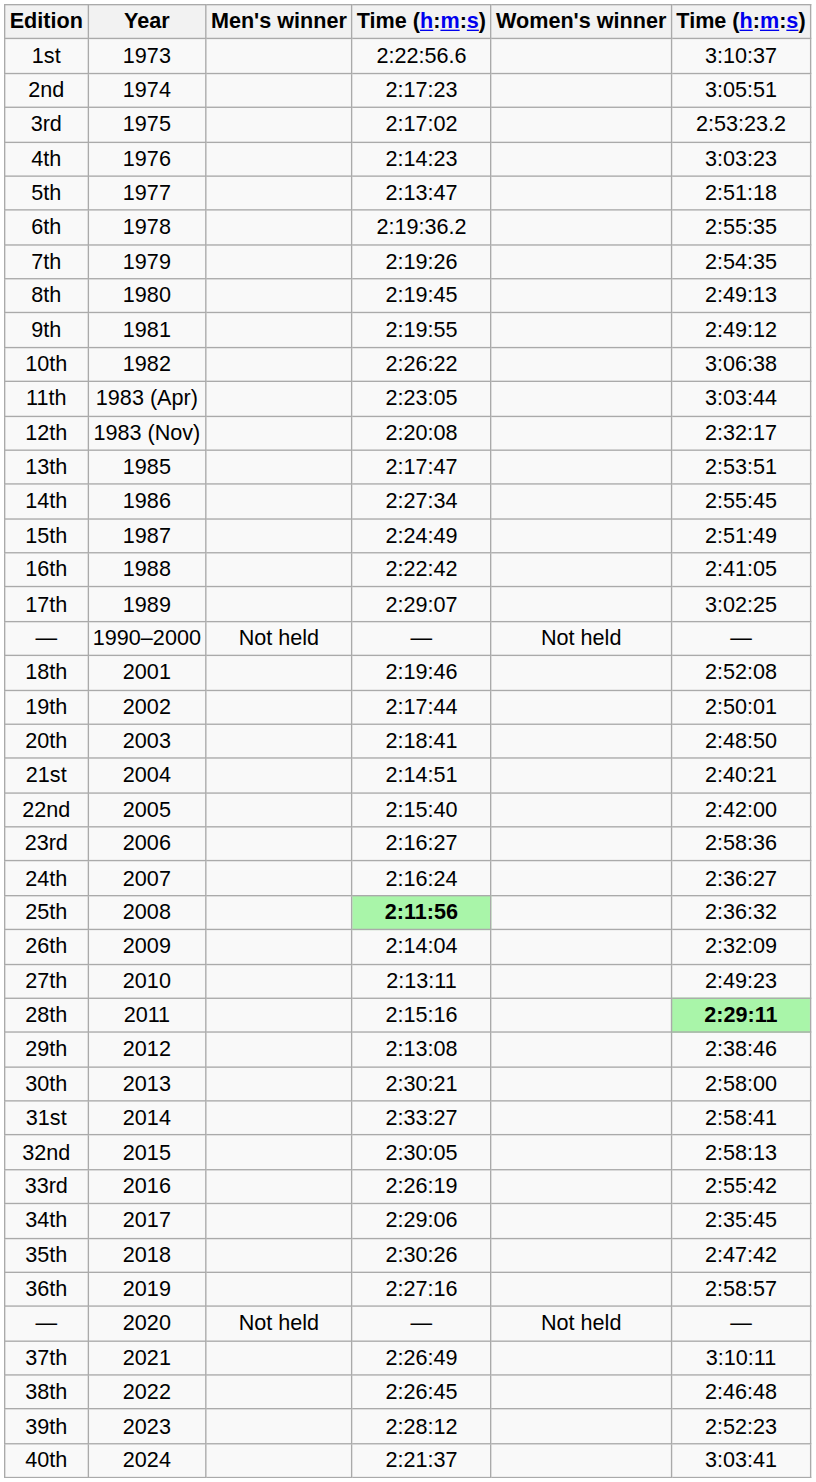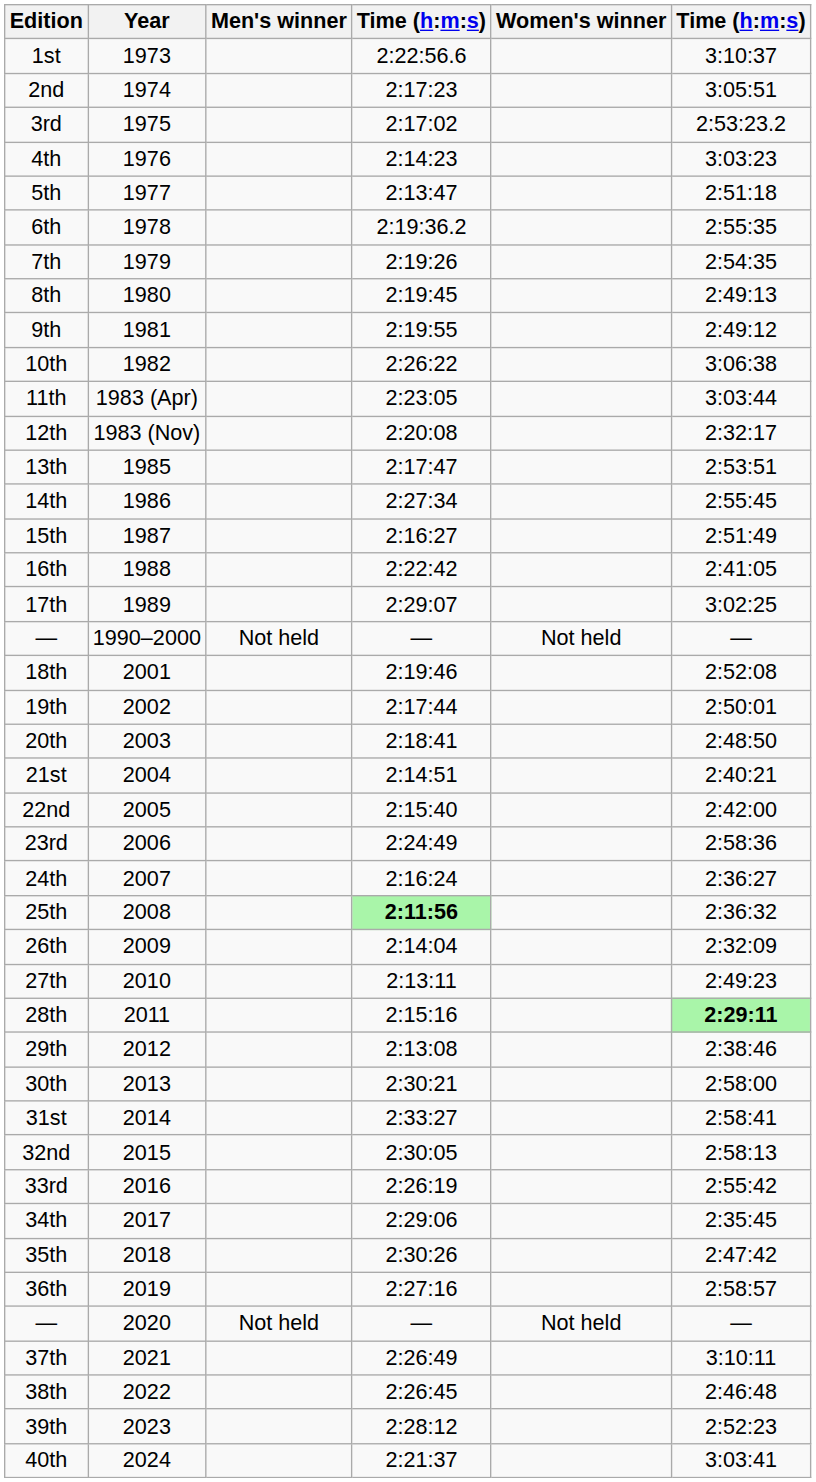(421, 535) 2:24:49 -> (421, 535) 2:16:27
(421, 843) 2:16:27 -> (421, 843) 2:24:49
